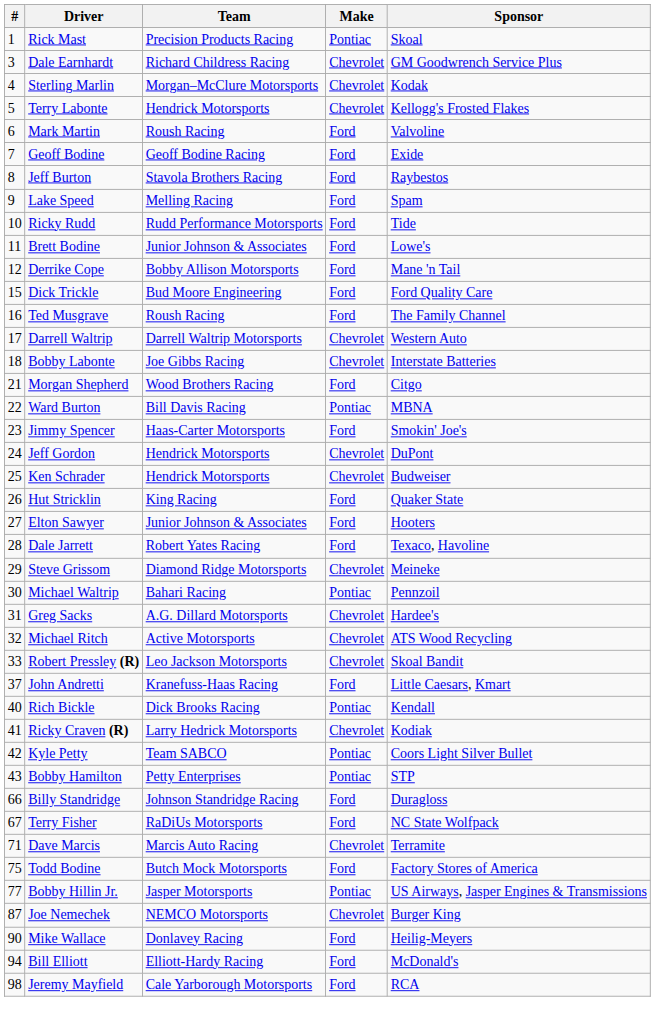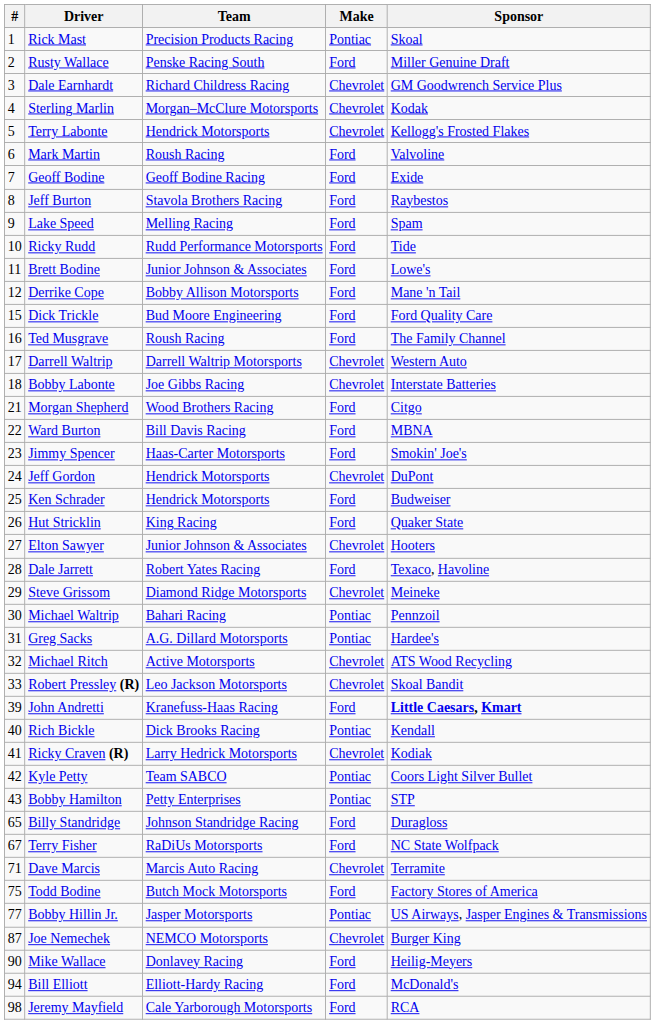+ row: (68, 62)
(350, 408) Pontiac -> (342, 431) Ford
(357, 477) Chevrolet -> (342, 500) Ford
(342, 523) Ford -> (357, 546) Chevrolet
(357, 615) Chevrolet -> (350, 638) Pontiac
(15, 684) 37 -> (15, 707) 39
(451, 684) normal -> (456, 707) bold
(15, 800) 66 -> (15, 823) 65
